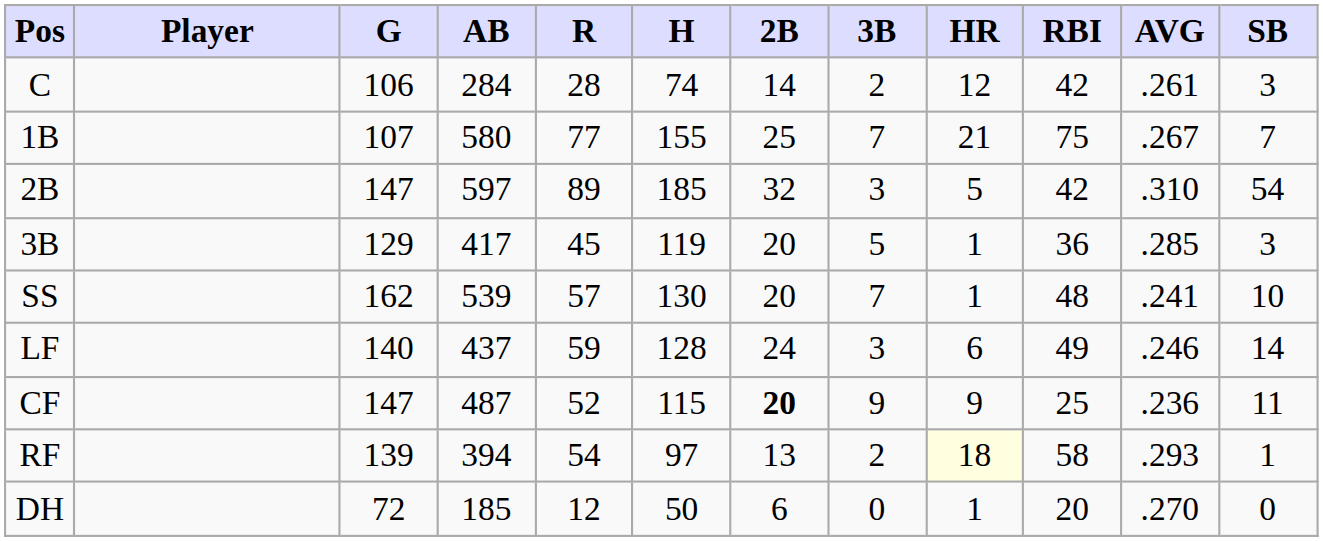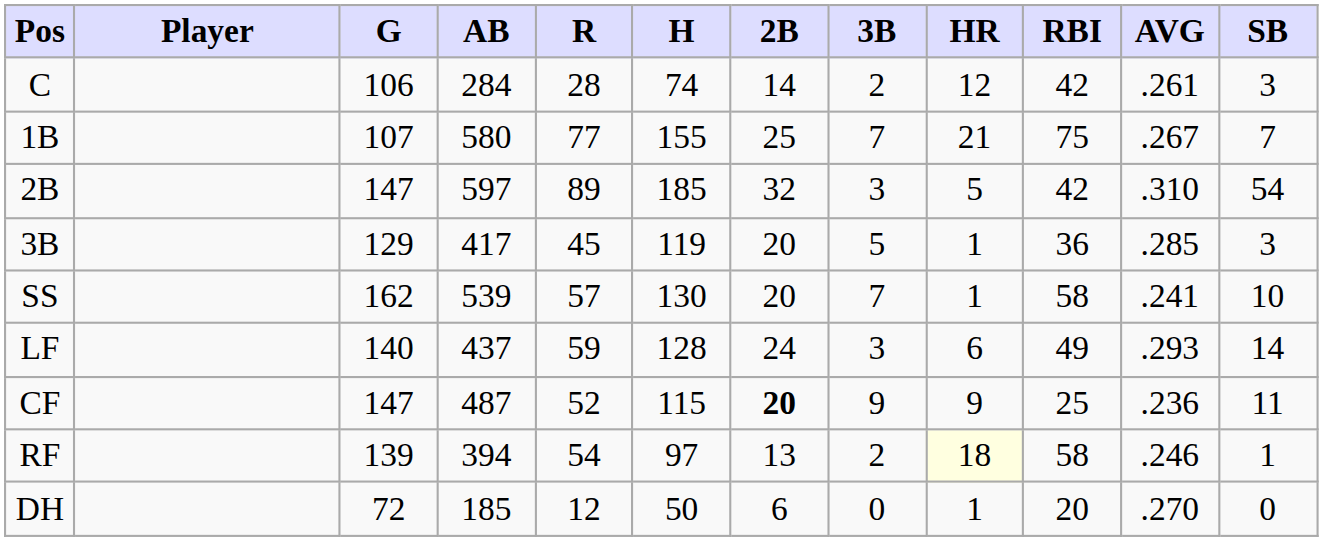(1072, 296) 48 -> (1072, 296) 58
(1170, 349) .246 -> (1170, 349) .293
(1170, 455) .293 -> (1170, 455) .246
